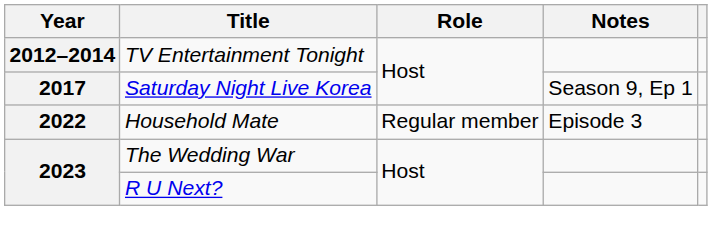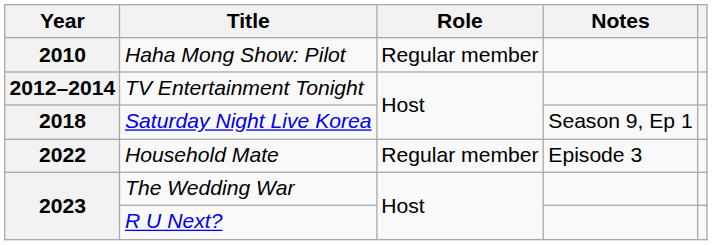+ row: (235, 54)
(62, 88) 2017 -> (62, 121) 2018
